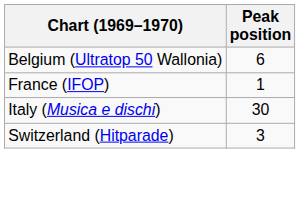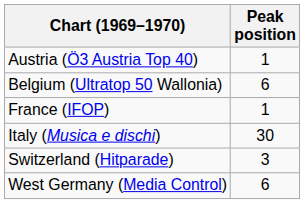+ row: (103, 60)
+ row: (118, 185)
